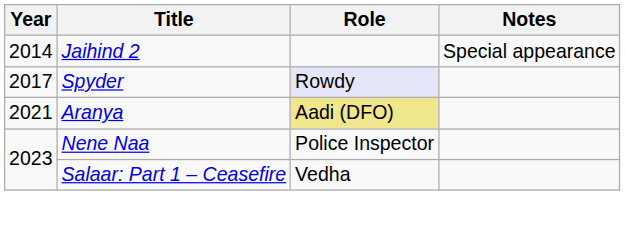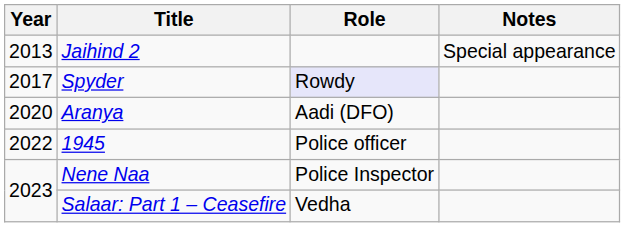(31, 50) 2014 -> (31, 50) 2013
(31, 112) 2021 -> (31, 112) 2020
(344, 112) khaki background -> (344, 112) no background
+ row: (83, 143)
